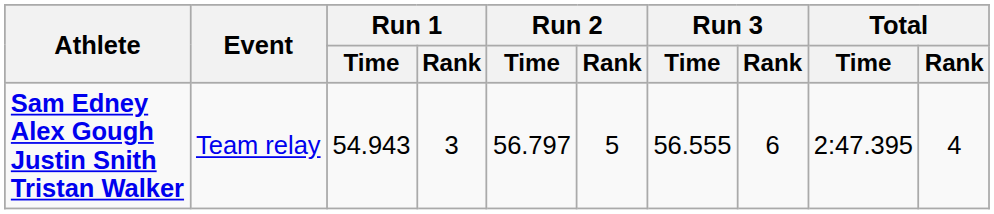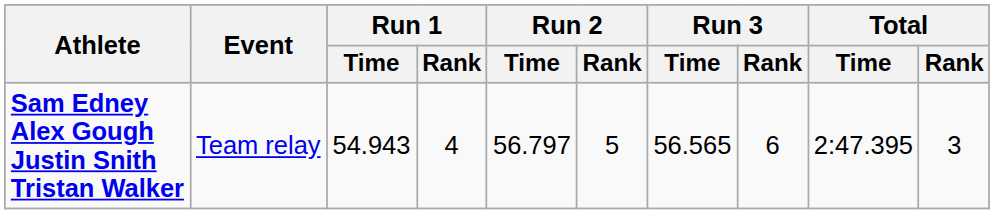(452, 146) 3 -> (452, 146) 4
(692, 146) 56.555 -> (692, 146) 56.565
(954, 146) 4 -> (954, 146) 3
